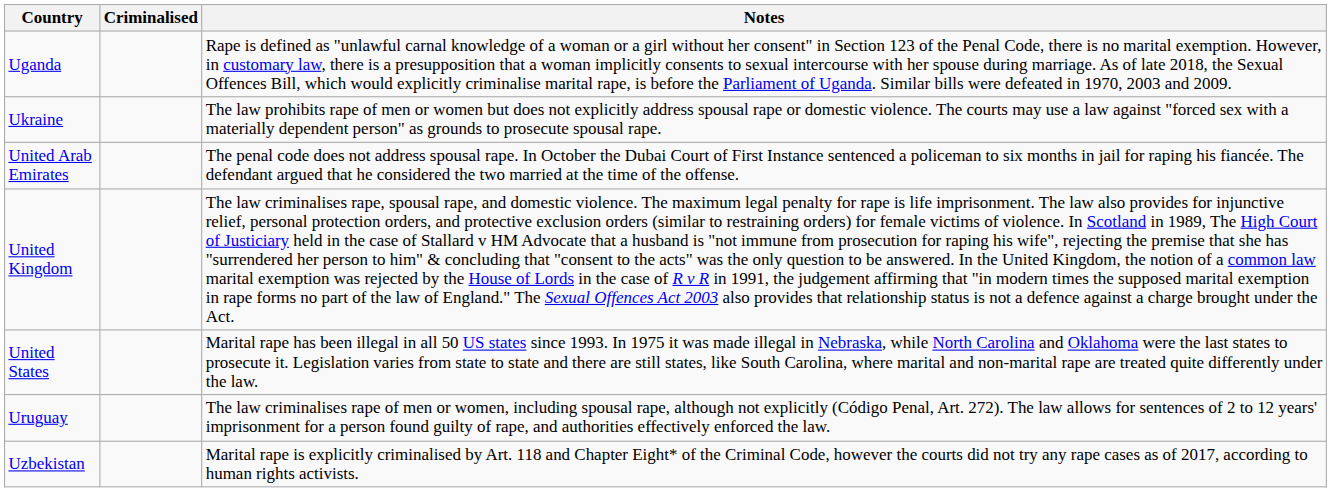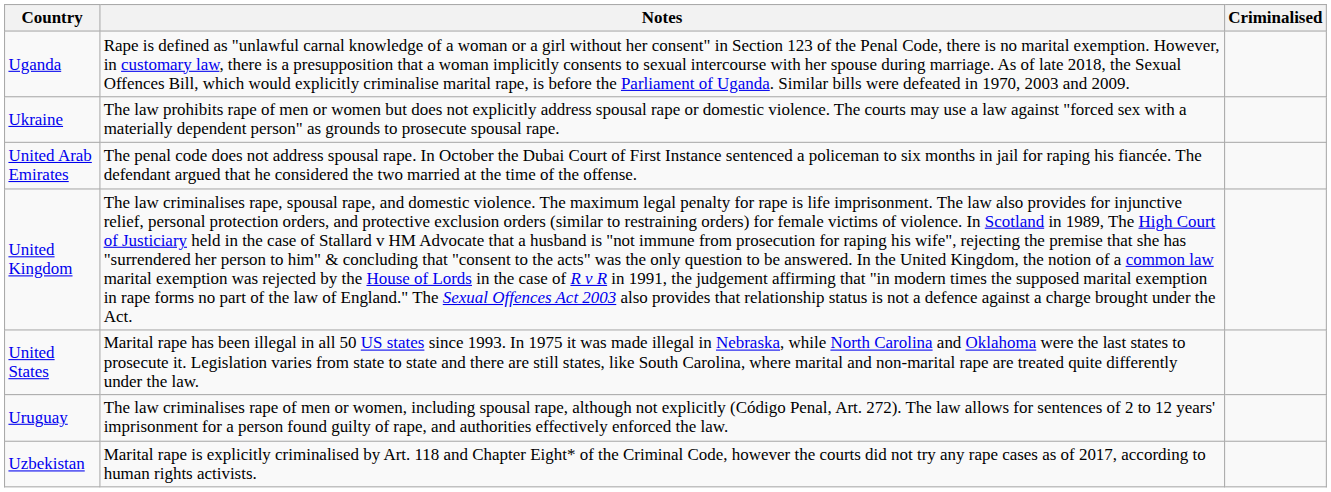columns swapped: (151, 17) <-> (764, 17)
